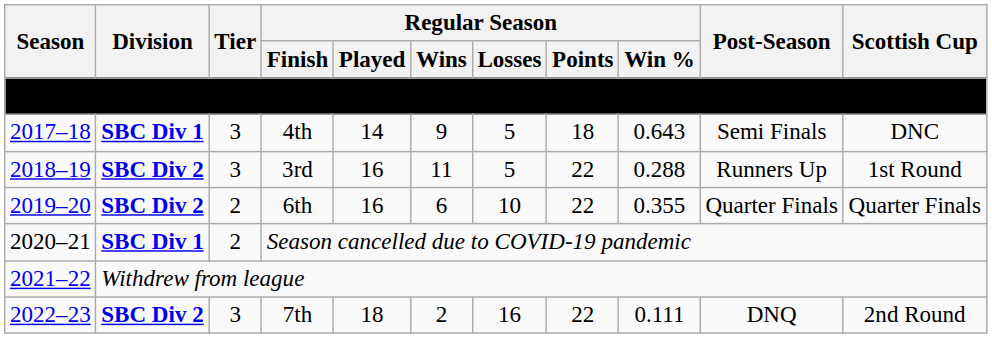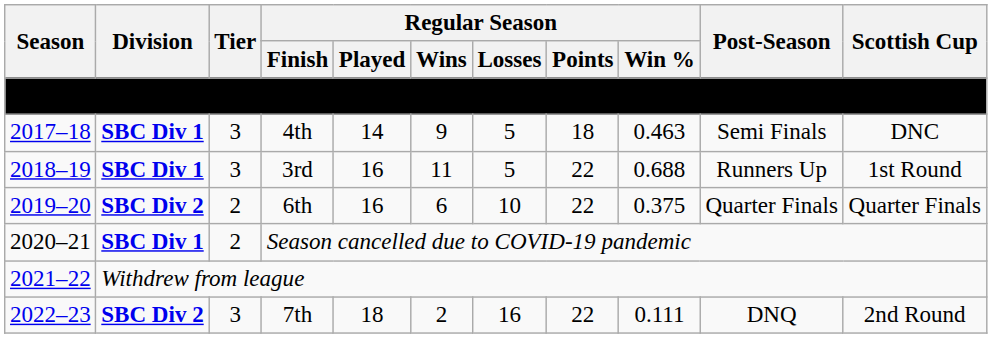(659, 132) 0.643 -> (659, 132) 0.463
(153, 168) SBC Div 2 -> (153, 168) SBC Div 1
(659, 168) 0.288 -> (659, 168) 0.688
(659, 205) 0.355 -> (659, 205) 0.375
